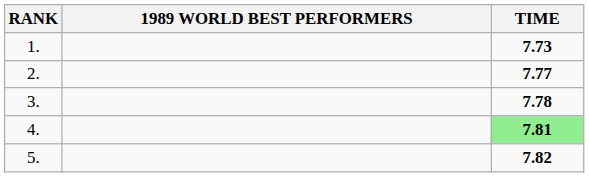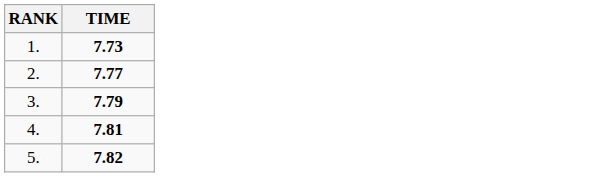- column: (277, 18)
(537, 102) 7.78 -> (108, 102) 7.79
(537, 129) lightgreen background -> (108, 129) no background
